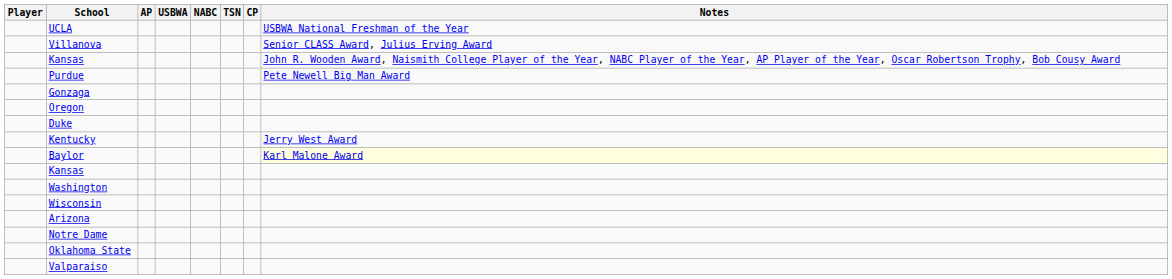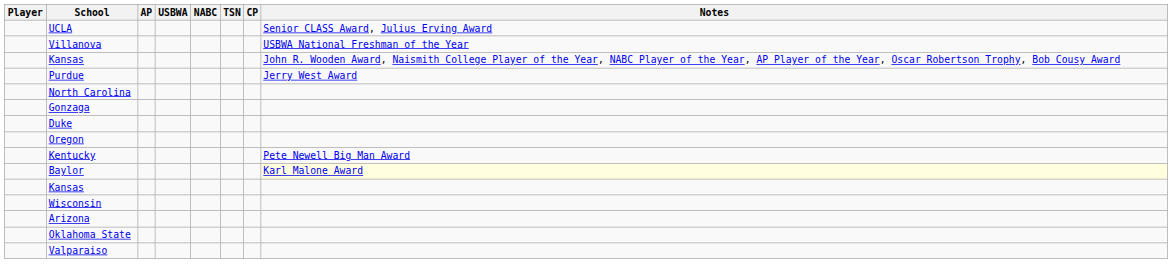(366, 28) USBWA National Freshman of the Year -> (378, 28) Senior CLASS Award, Julius Erving Award
(378, 44) Senior CLASS Award, Julius Erving Award -> (366, 44) USBWA National Freshman of the Year
(337, 76) Pete Newell Big Man Award -> (310, 76) Jerry West Award
+ row: (25, 92)
rows swapped: (25, 108) <-> (25, 124)
(310, 139) Jerry West Award -> (337, 155) Pete Newell Big Man Award
- row: (25, 187)
- row: (25, 235)
